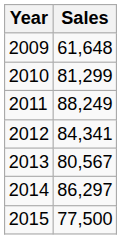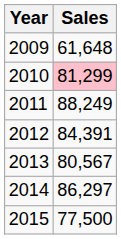(85, 76) no background -> (85, 76) pink background
(85, 133) 84,341 -> (85, 133) 84,391
